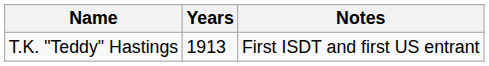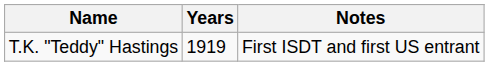(206, 46) 1913 -> (206, 46) 1919
